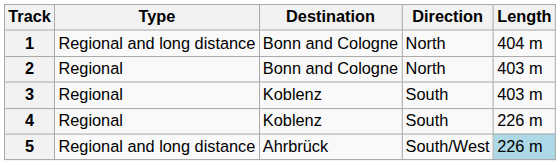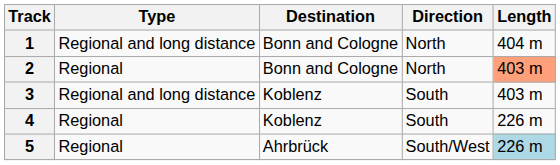(520, 69) no background -> (520, 69) lightsalmon background
(91, 95) Regional -> (157, 95) Regional and long distance
(157, 146) Regional and long distance -> (91, 146) Regional
